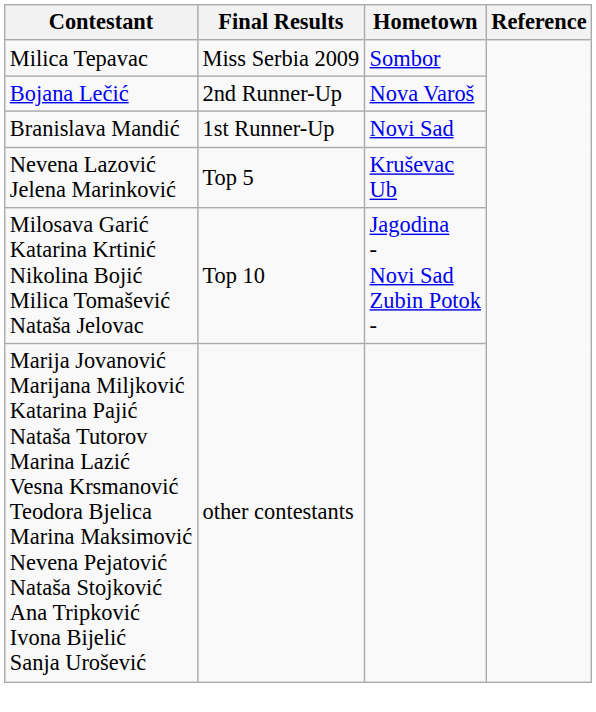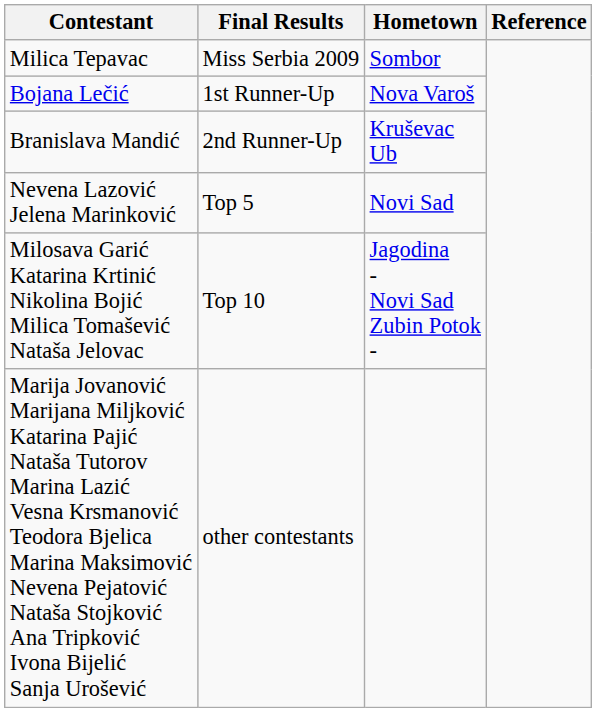(272, 93) 2nd Runner-Up -> (269, 93) 1st Runner-Up
(269, 128) 1st Runner-Up -> (272, 141) 2nd Runner-Up
(412, 128) Novi Sad -> (412, 141) Kruševac Ub
(412, 176) Kruševac Ub -> (412, 202) Novi Sad
